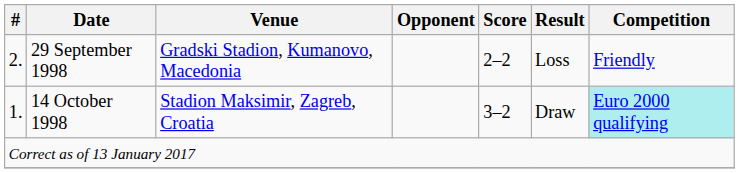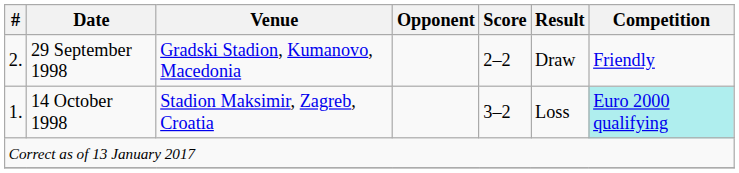(552, 60) Loss -> (555, 60) Draw
(555, 112) Draw -> (552, 112) Loss
